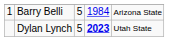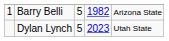(98, 12) 1984 -> (98, 12) 1982
(98, 28) bold -> (98, 28) normal
